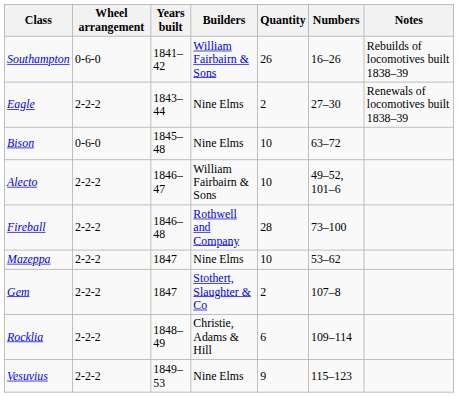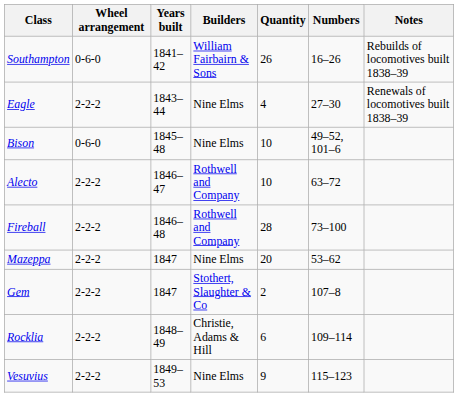(263, 104) 2 -> (263, 104) 4
(326, 143) 63–72 -> (327, 143) 49–52, 101–6
(221, 182) William Fairbairn & Sons -> (216, 182) Rothwell and Company
(327, 182) 49–52, 101–6 -> (326, 182) 63–72
(266, 259) 10 -> (266, 259) 20
